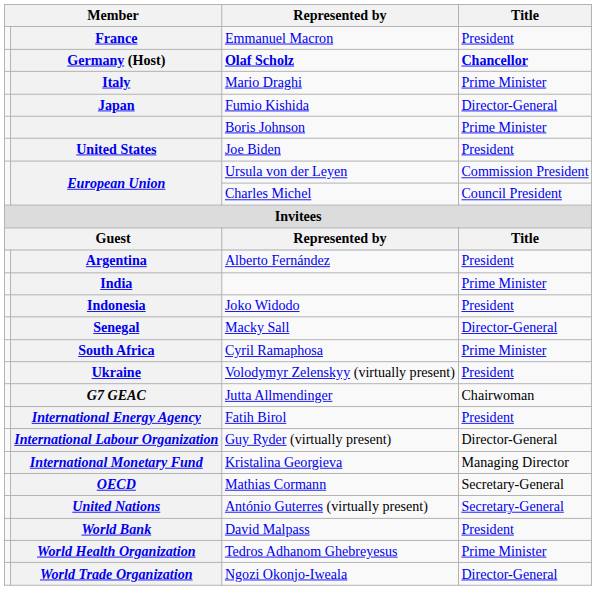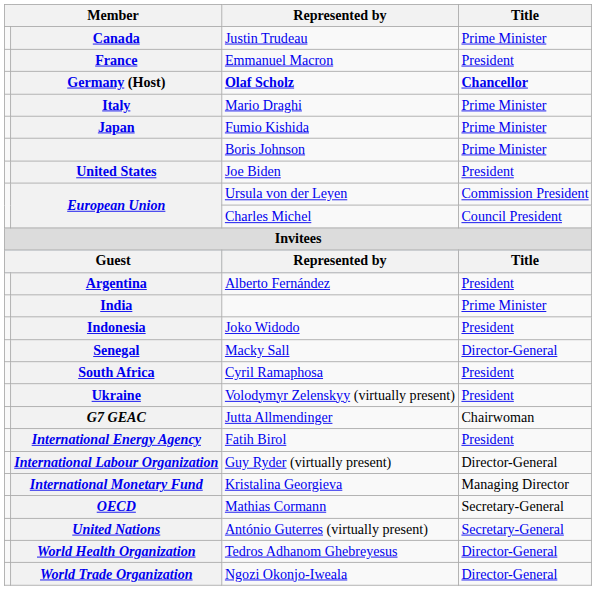+ row: (116, 37)
(509, 104) Director-General -> (504, 127) Prime Minister
(504, 350) Prime Minister -> (488, 372) President
- row: (116, 529)
(504, 551) Prime Minister -> (509, 551) Director-General
